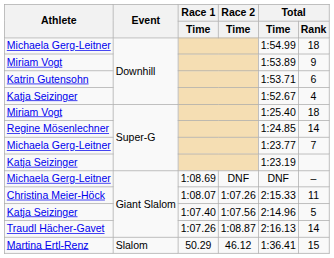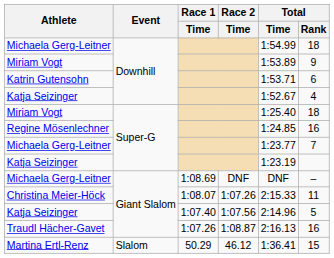(314, 129) 14 -> (314, 129) 16
(314, 229) 14 -> (314, 229) 16
